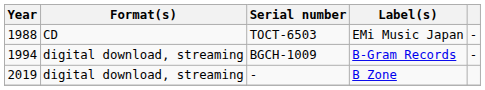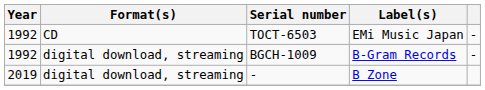(22, 35) 1988 -> (22, 35) 1992
(22, 55) 1994 -> (22, 55) 1992
